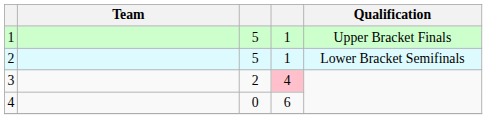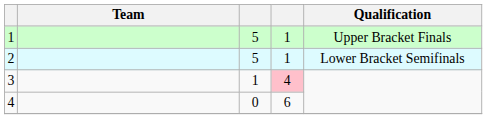(255, 80) 2 -> (255, 80) 1
